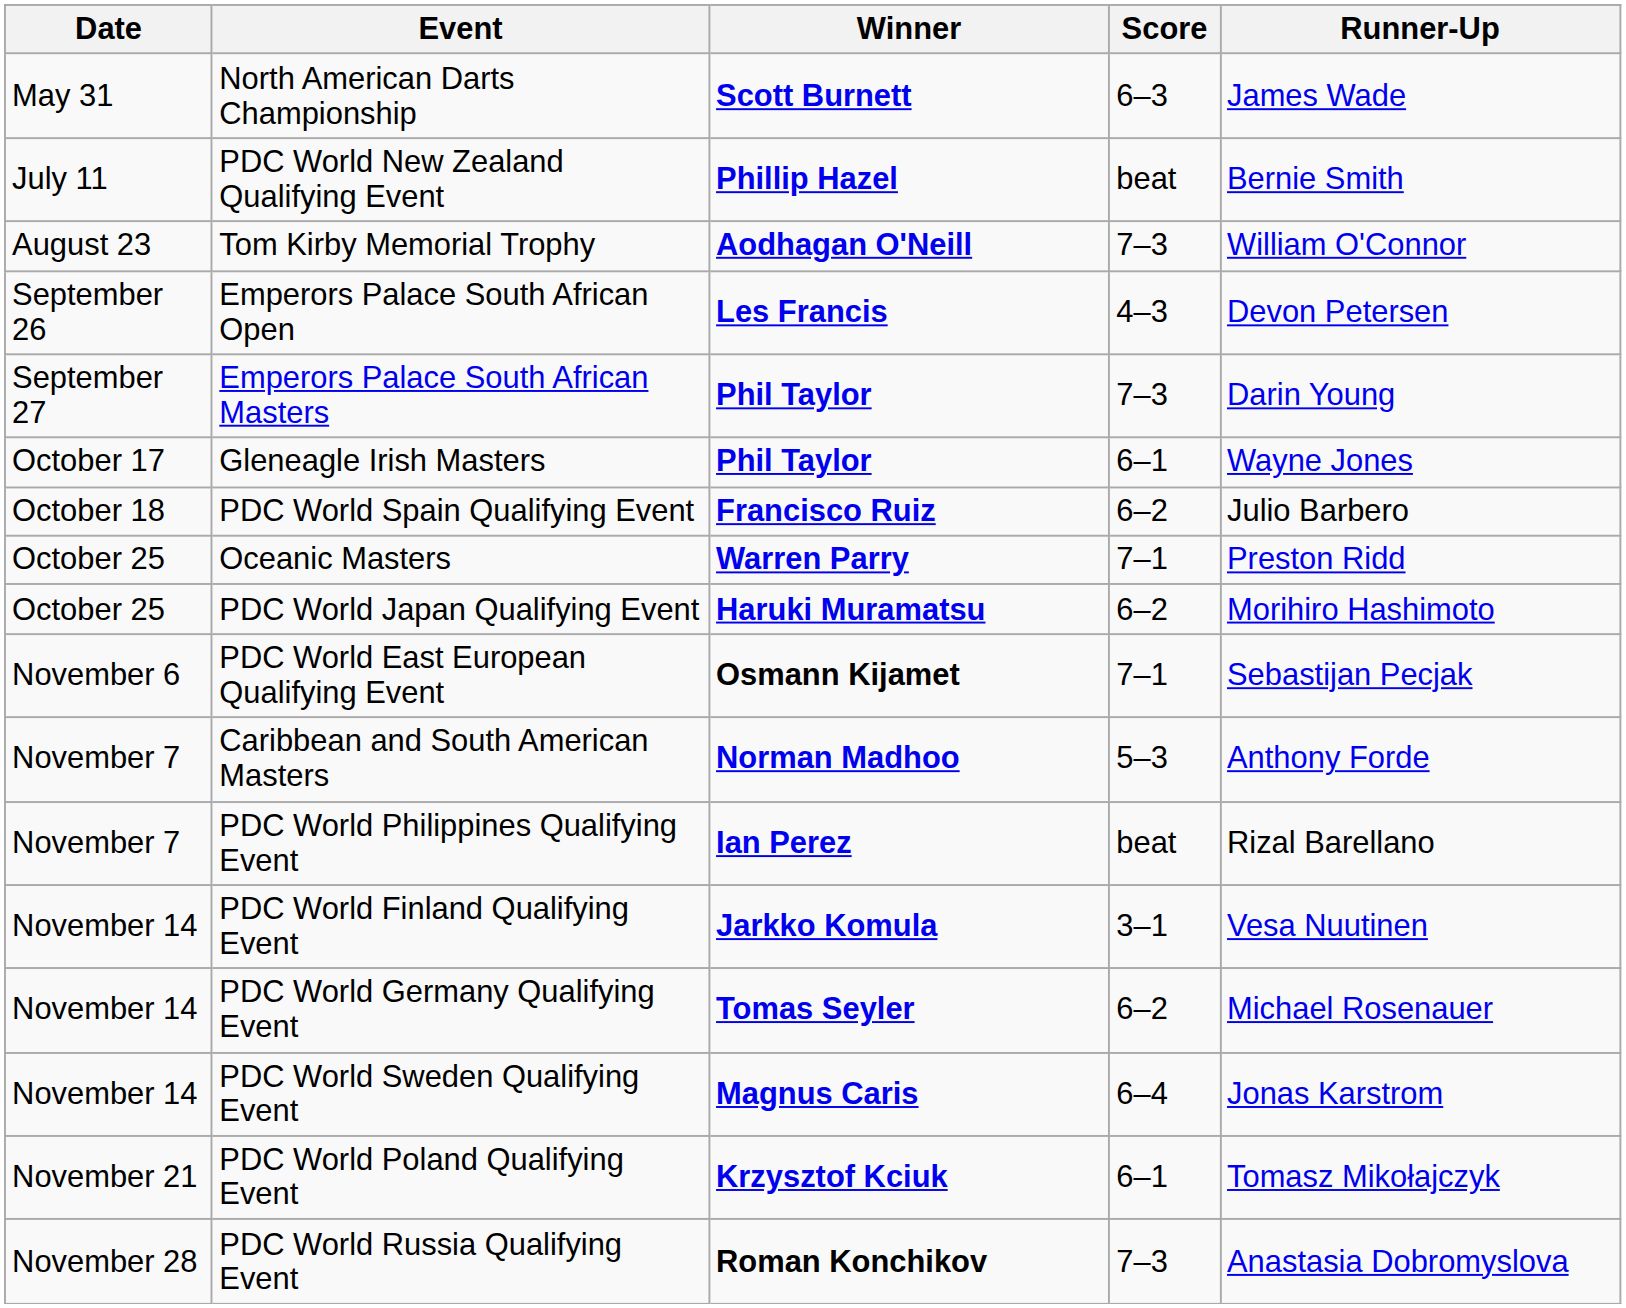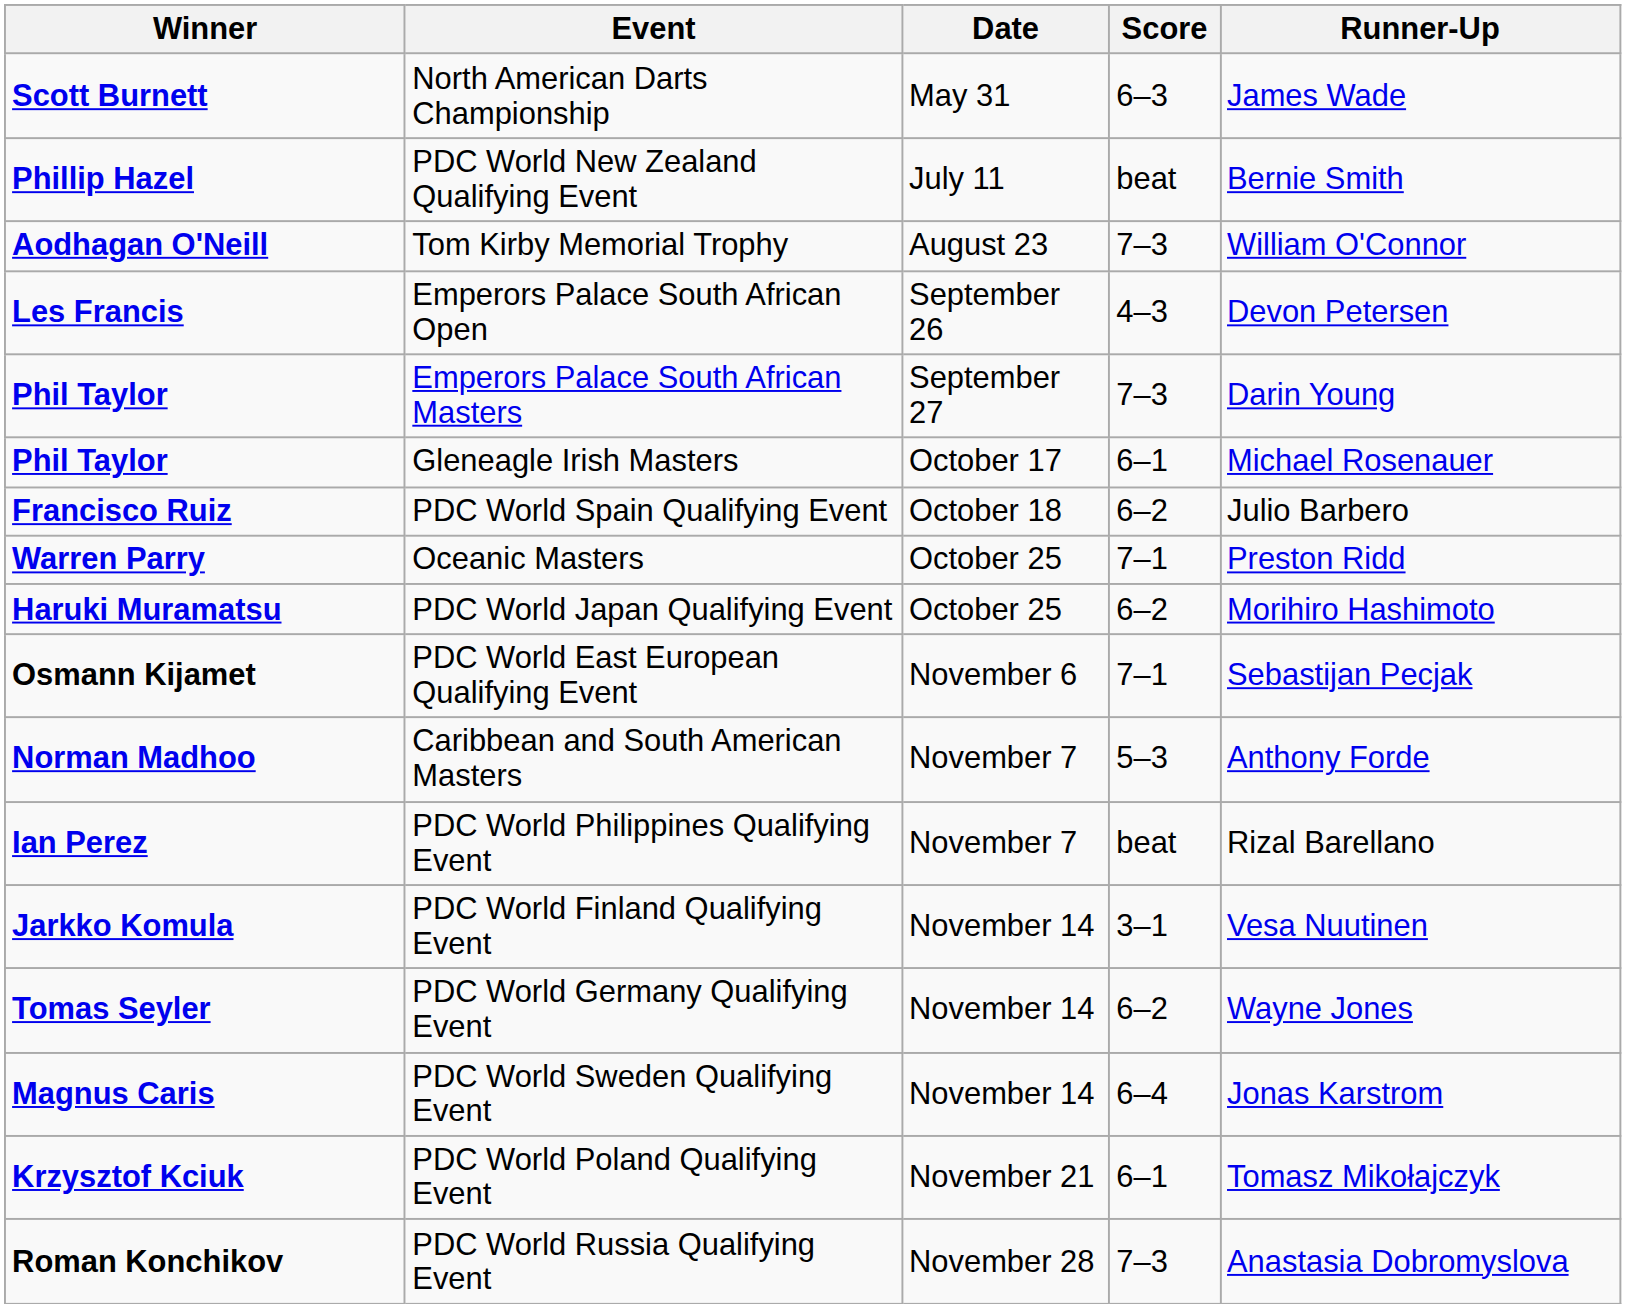columns swapped: (109, 28) <-> (909, 28)
(1320, 461) Wayne Jones -> (1360, 461) Michael Rosenauer
(1360, 1009) Michael Rosenauer -> (1320, 1009) Wayne Jones
